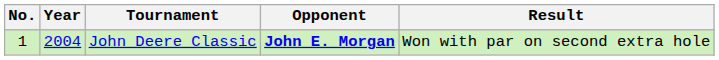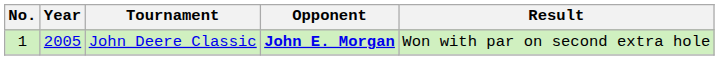(63, 43) 2004 -> (63, 43) 2005
